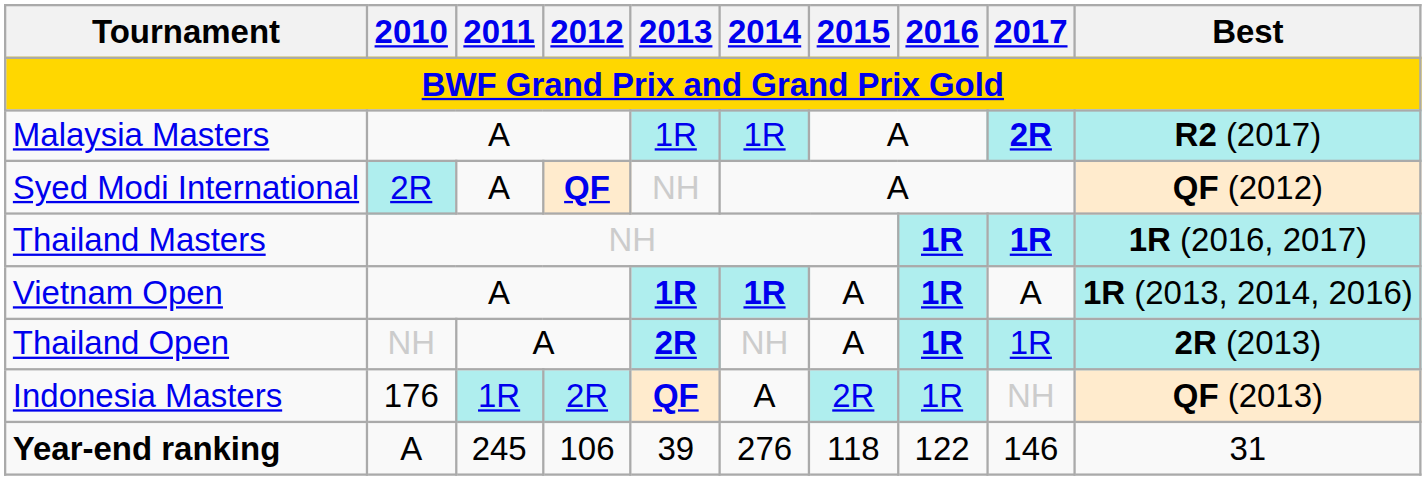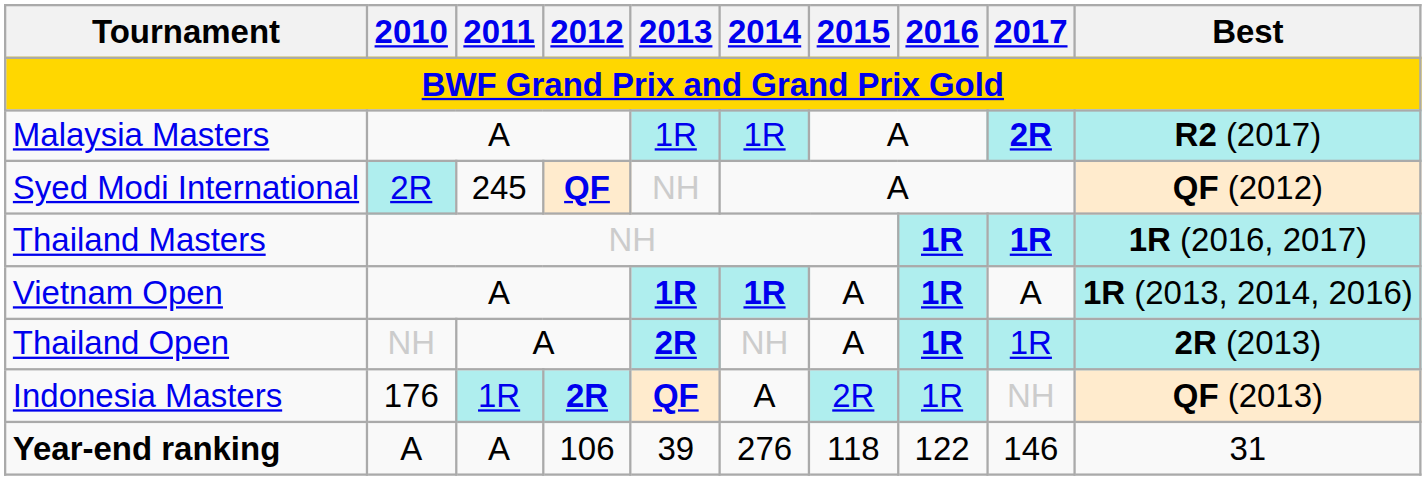(499, 188) A -> (499, 188) 245
(587, 396) normal -> (587, 396) bold
(499, 448) 245 -> (499, 448) A
